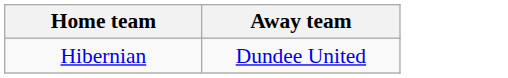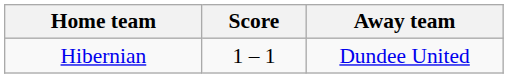+ column: (254, 21)
